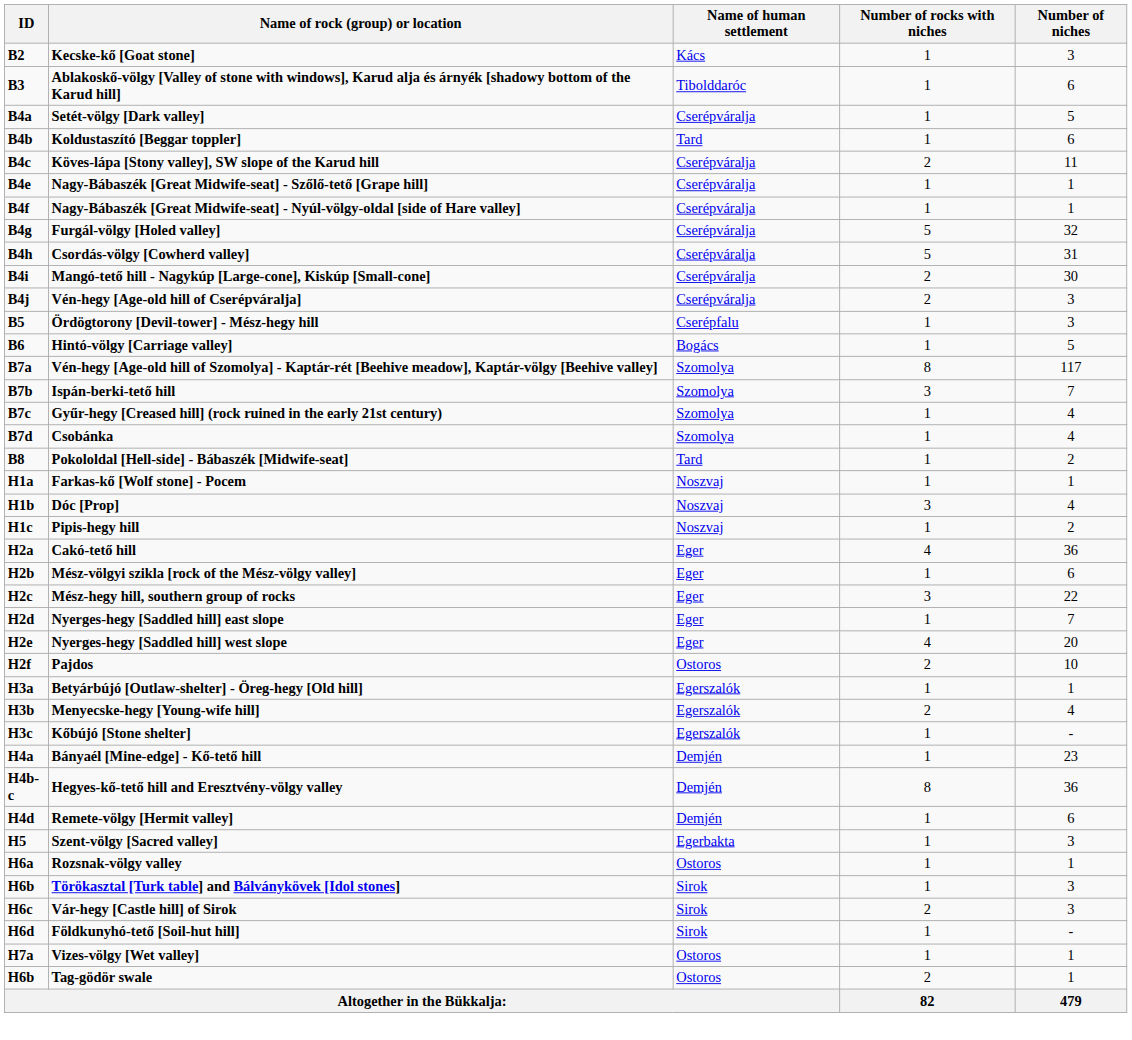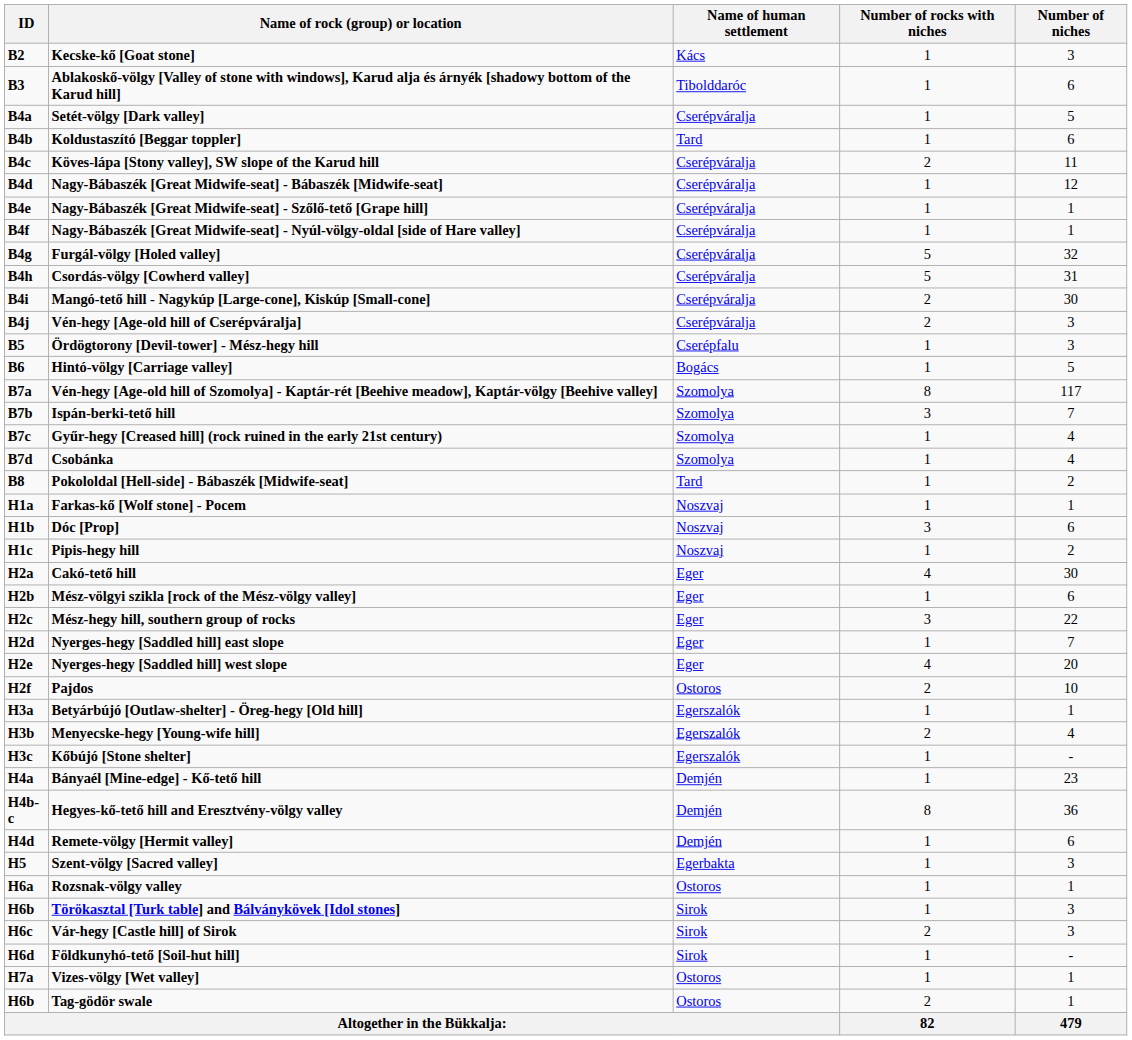+ row: (247, 185)
(1071, 505) 4 -> (1071, 527) 6
(1071, 550) 36 -> (1071, 573) 30
